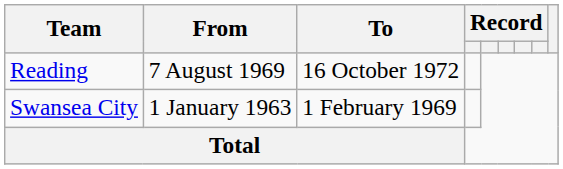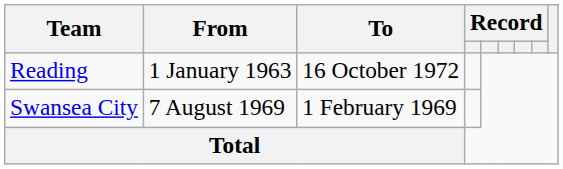(217, 70) 7 August 1969 -> (220, 70) 1 January 1963
(220, 107) 1 January 1963 -> (217, 107) 7 August 1969
